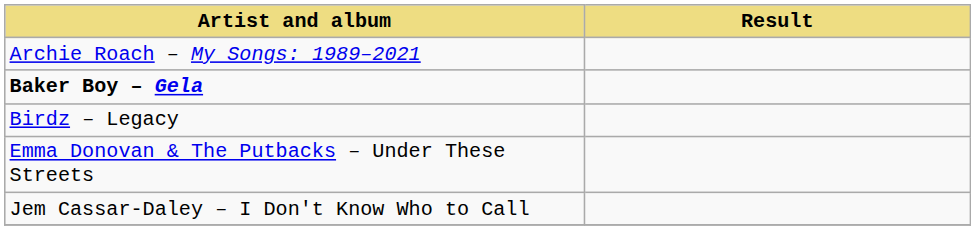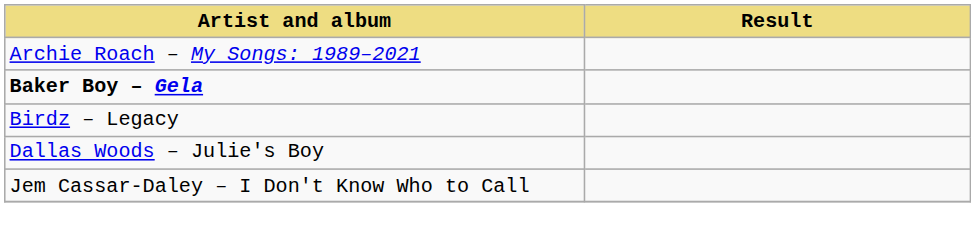+ row: (167, 153)
- row: (257, 164)
